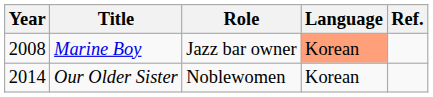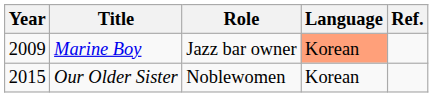(27, 48) 2008 -> (27, 48) 2009
(27, 77) 2014 -> (27, 77) 2015
